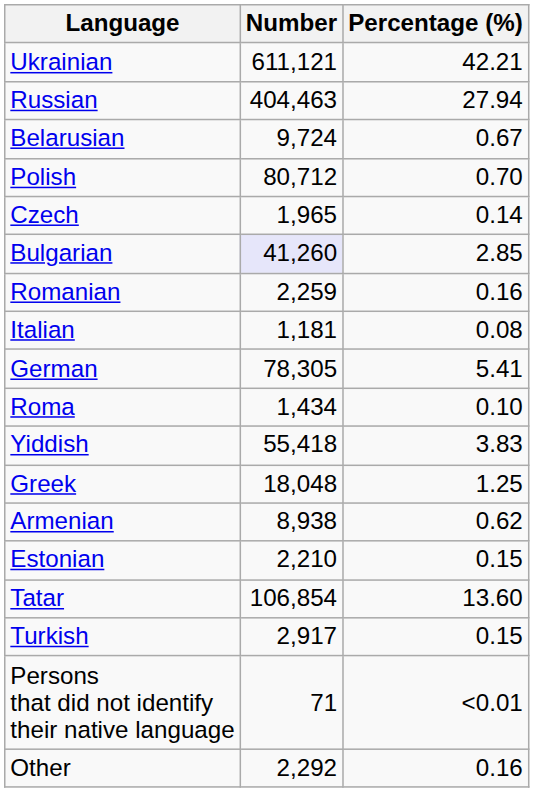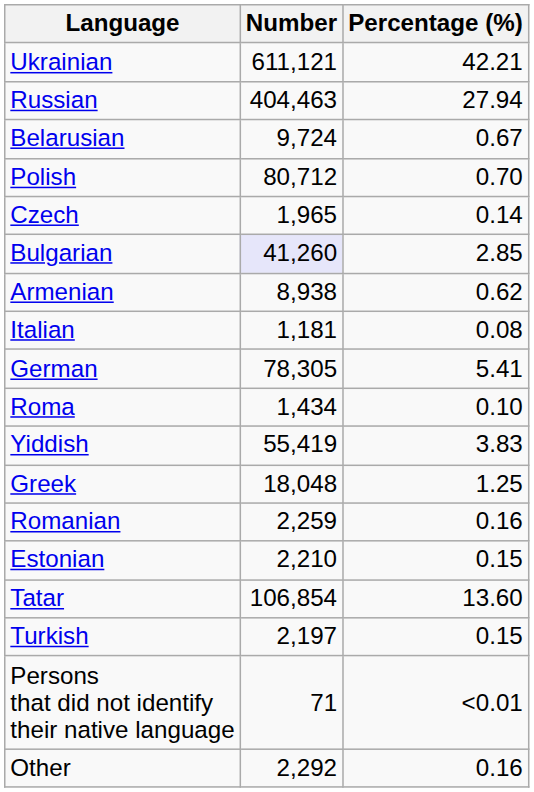rows swapped: (65, 291) <-> (62, 521)
(300, 445) 55,418 -> (300, 445) 55,419
(307, 636) 2,917 -> (307, 636) 2,197
